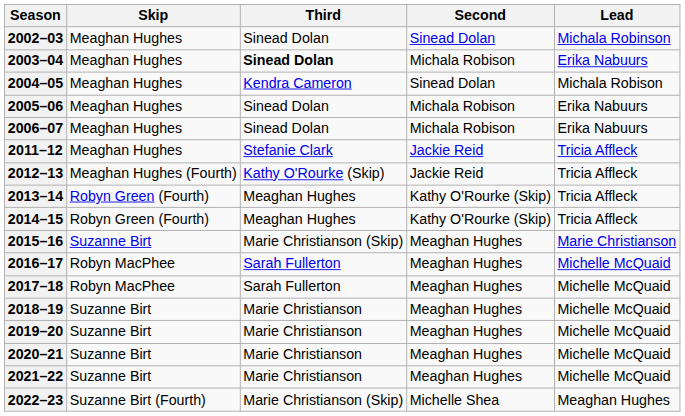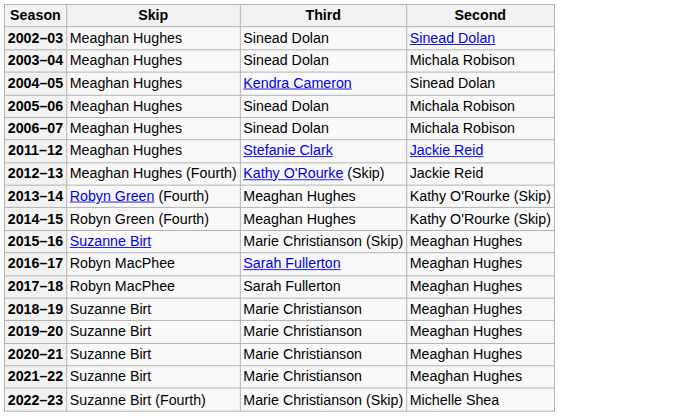- column: (617, 15)
(288, 60) bold -> (286, 60) normal
